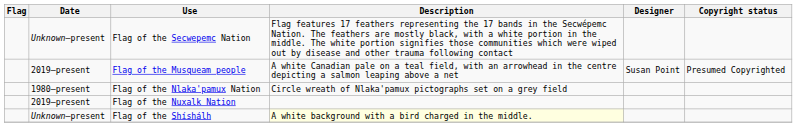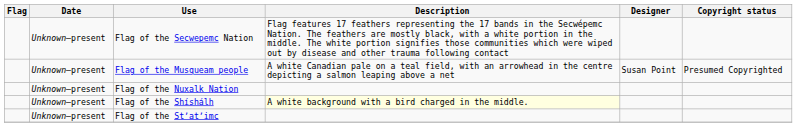(61, 71) 2019–present -> (69, 71) Unknown–present
- row: (186, 89)
(61, 102) 2019–present -> (69, 89) Unknown–present
+ row: (167, 116)
